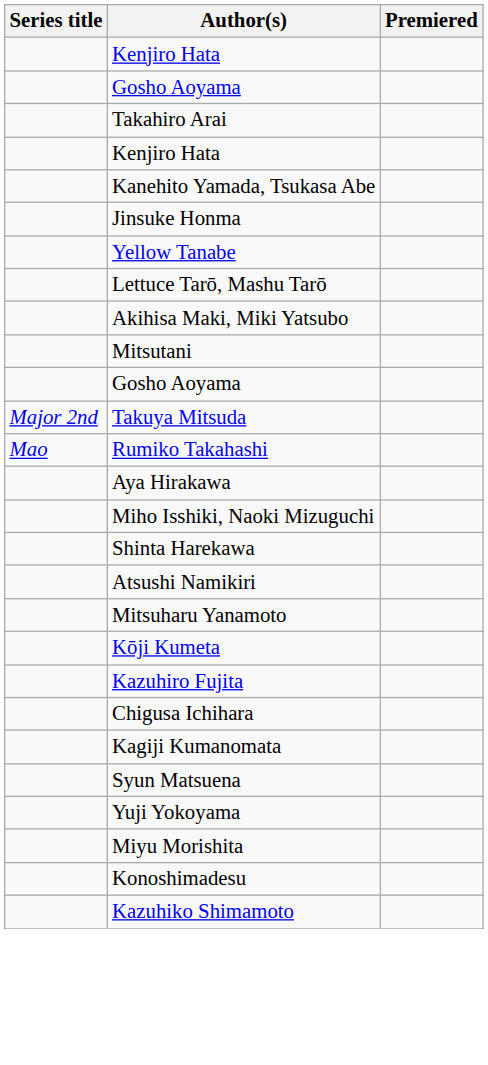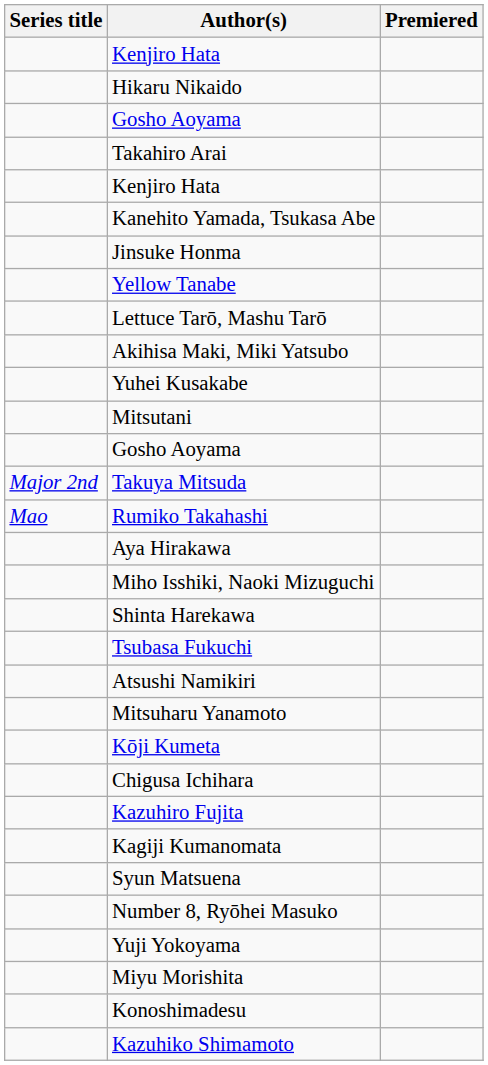+ row: (56, 87)
+ row: (56, 384)
+ row: (56, 648)
rows swapped: (56, 714) <-> (56, 681)
+ row: (56, 912)
